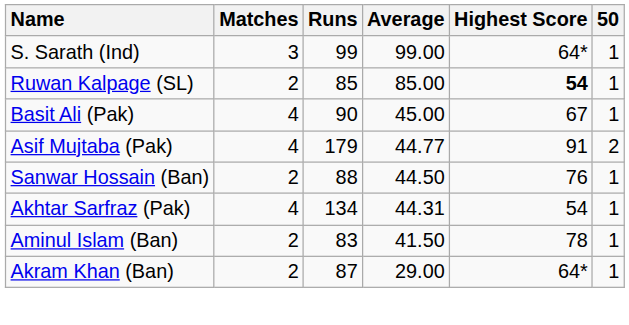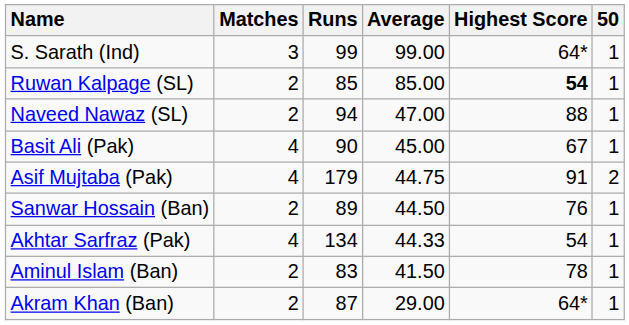+ row: (99, 114)
(420, 146) 44.77 -> (420, 177) 44.75
(347, 177) 88 -> (347, 209) 89
(420, 209) 44.31 -> (420, 240) 44.33
